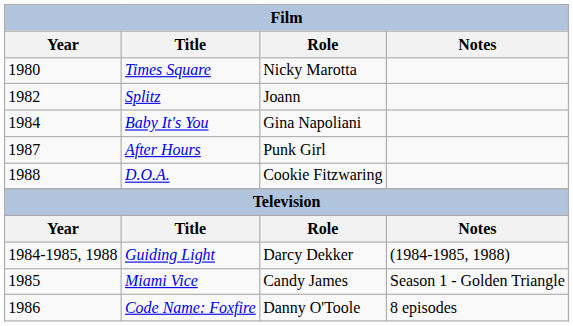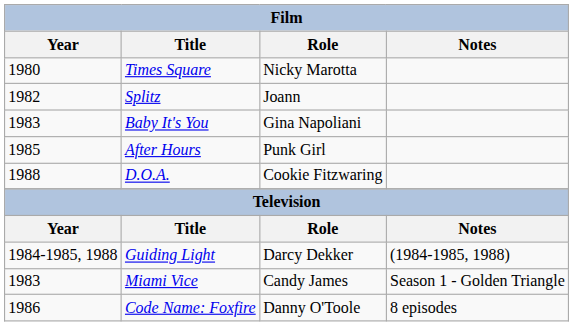(24, 123) 1984 -> (24, 123) 1983
(24, 149) 1987 -> (24, 149) 1985
(24, 281) 1985 -> (24, 281) 1983
